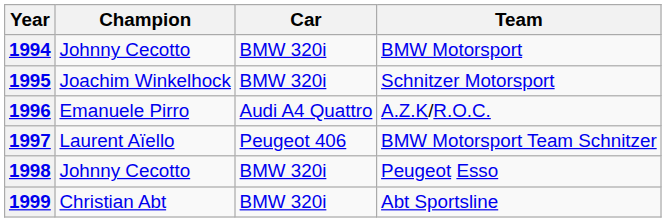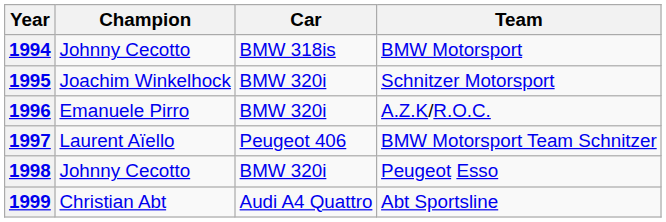(283, 49) BMW 320i -> (288, 49) BMW 318is
(306, 110) Audi A4 Quattro -> (283, 110) BMW 320i
(283, 201) BMW 320i -> (306, 201) Audi A4 Quattro
